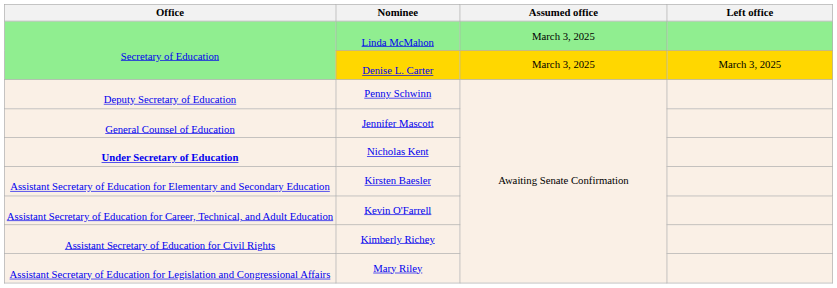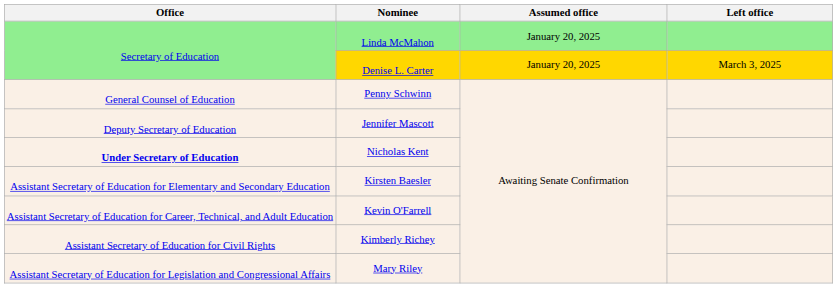(563, 36) March 3, 2025 -> (563, 36) January 20, 2025
(563, 65) March 3, 2025 -> (563, 65) January 20, 2025
(170, 100) Deputy Secretary of Education -> (170, 100) General Counsel of Education
(170, 129) General Counsel of Education -> (170, 129) Deputy Secretary of Education
